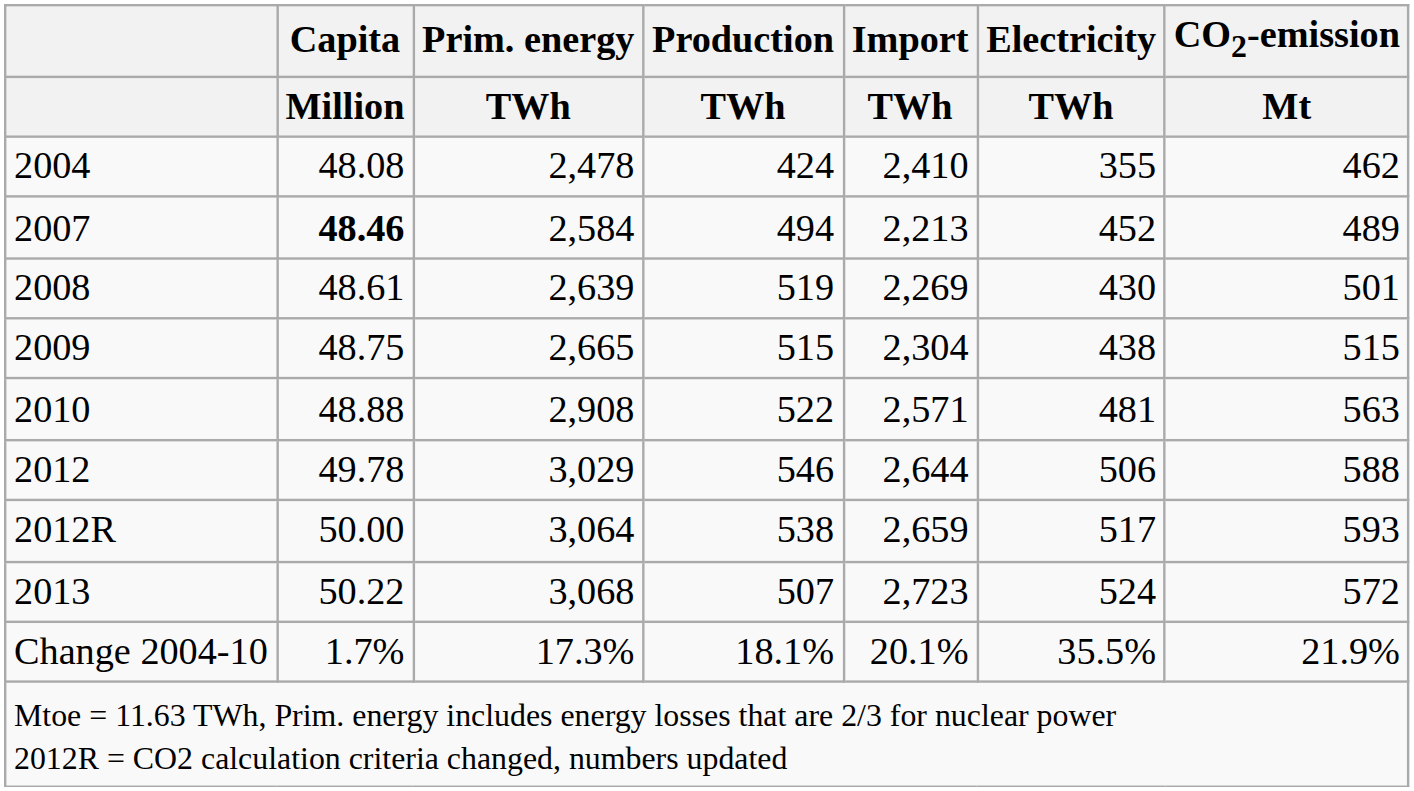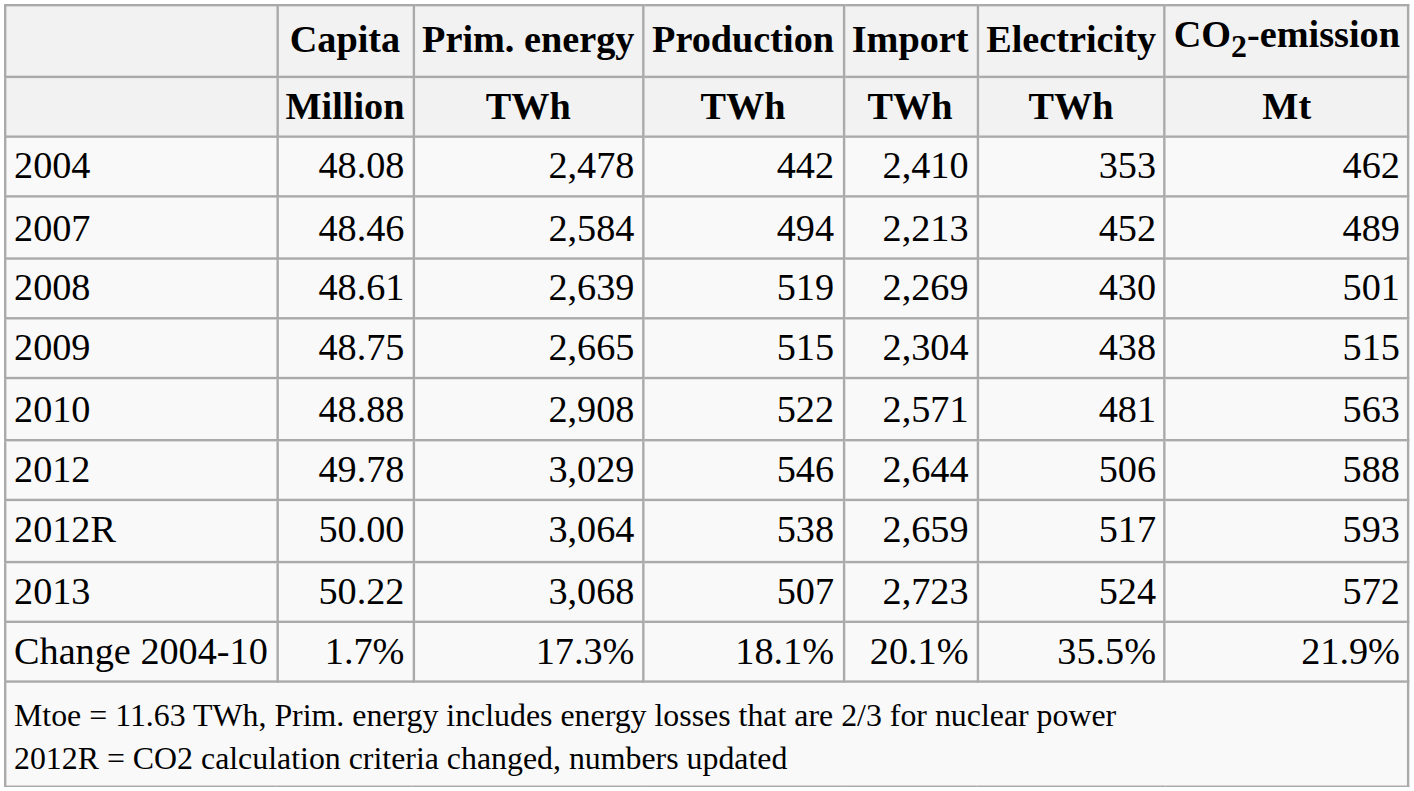(805, 166) 424 -> (805, 166) 442
(1127, 166) 355 -> (1127, 166) 353
(361, 226) bold -> (361, 226) normal
